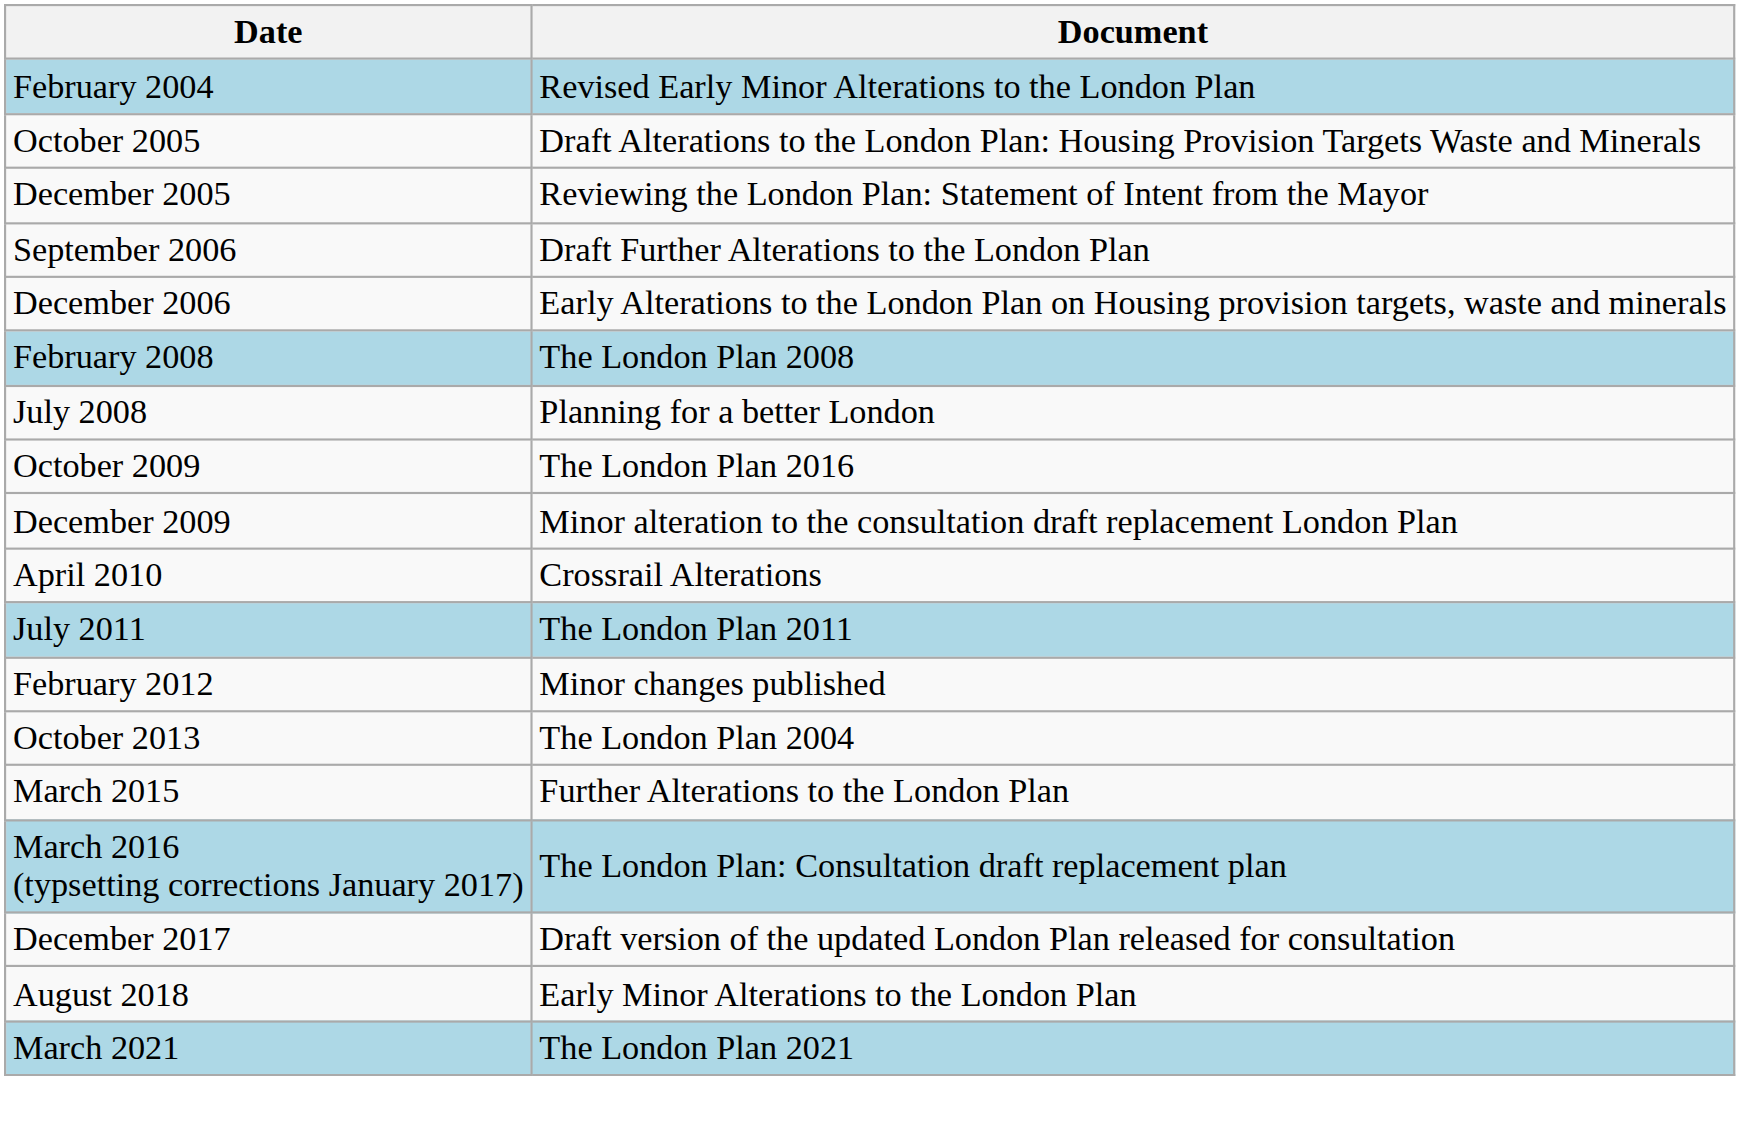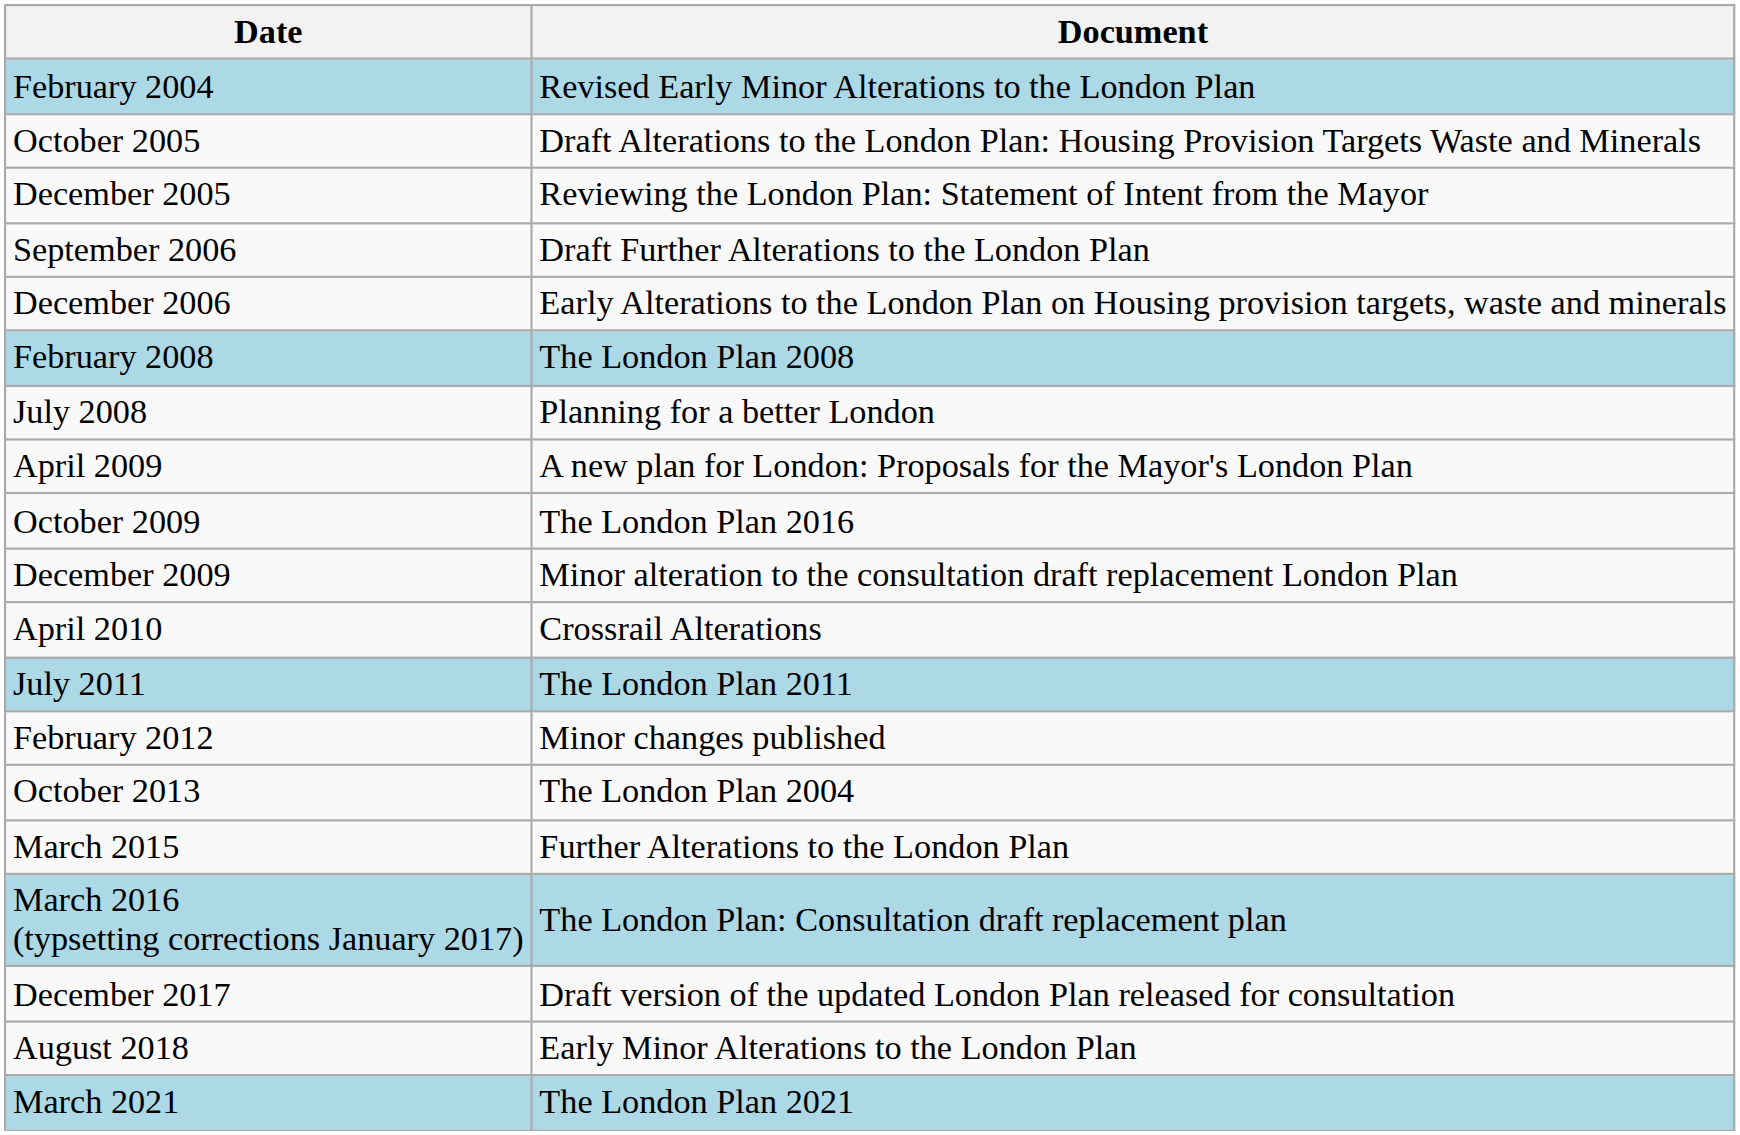+ row: (88, 466)
